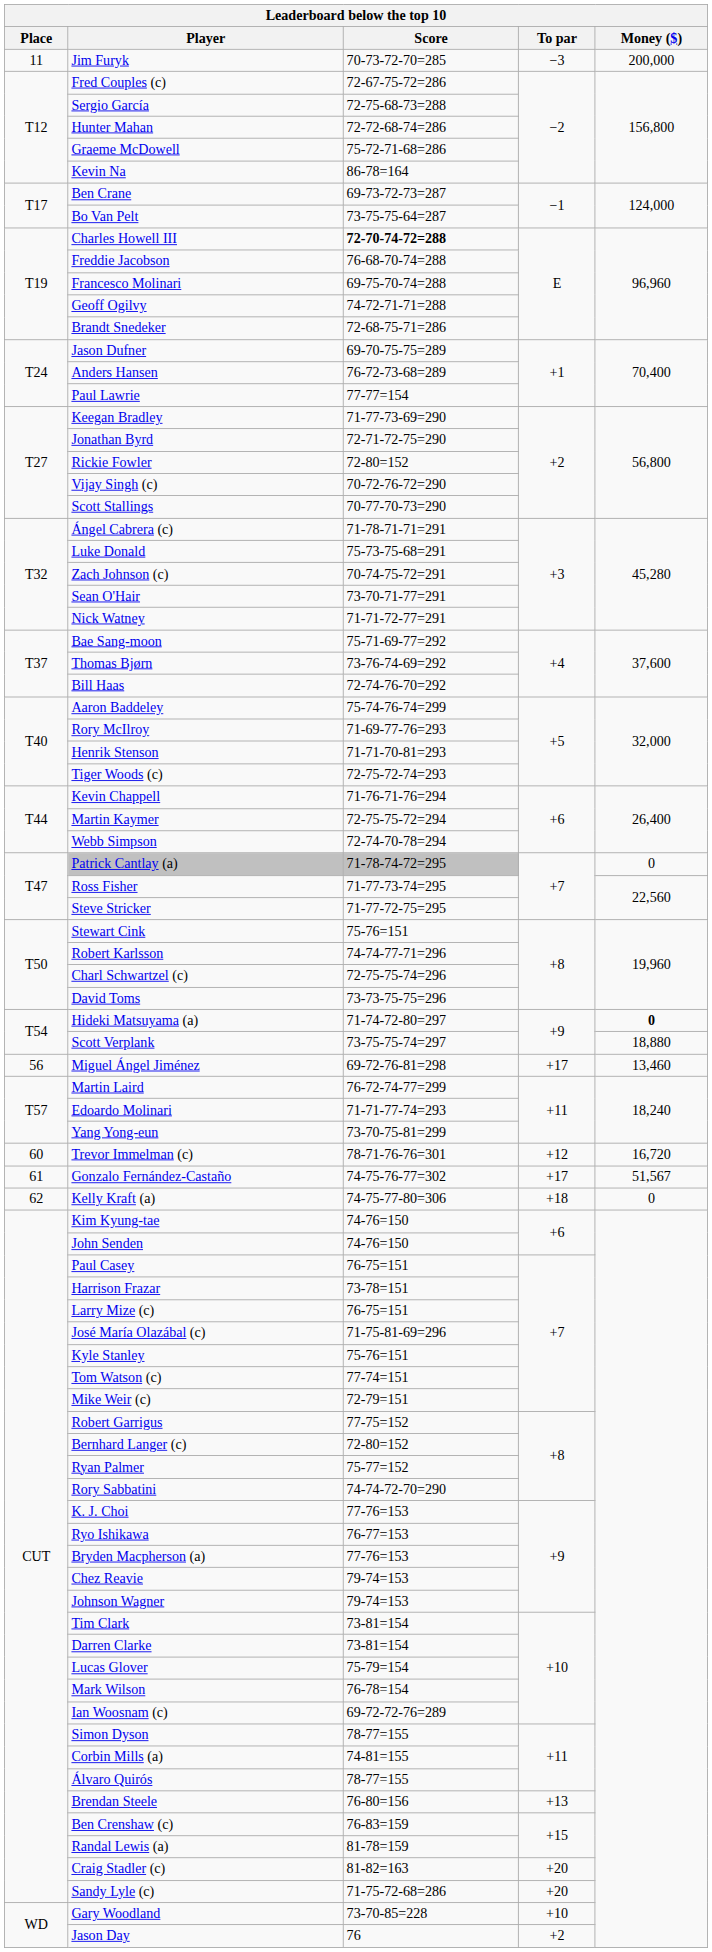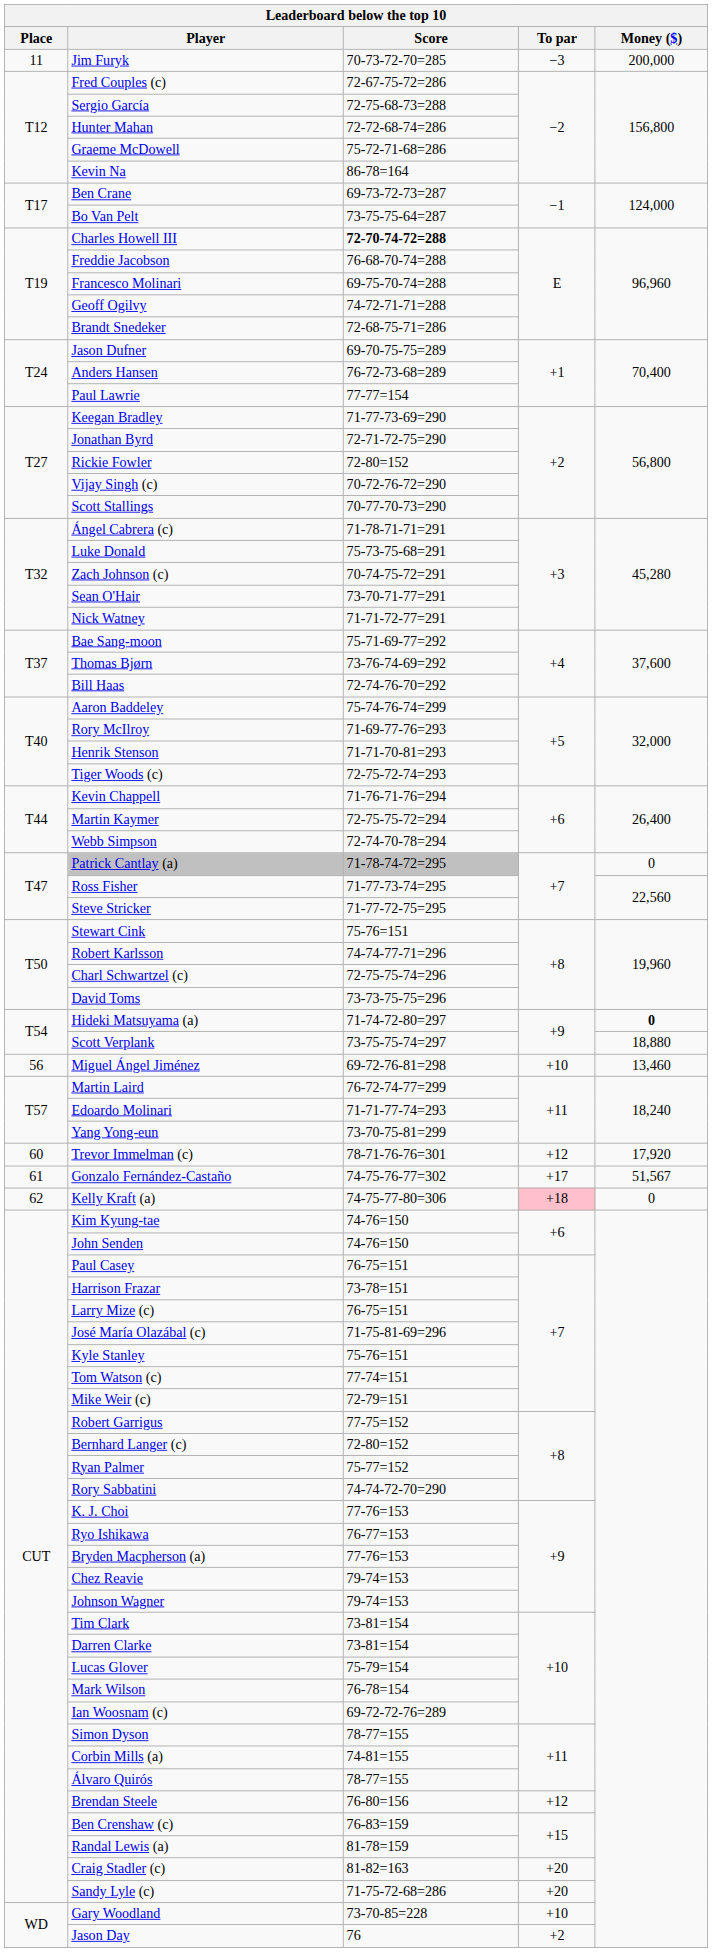(557, 1065) +17 -> (557, 1065) +10
(651, 1154) 16,720 -> (651, 1154) 17,920
(557, 1199) no background -> (557, 1199) pink background
(557, 1802) +13 -> (557, 1802) +12
